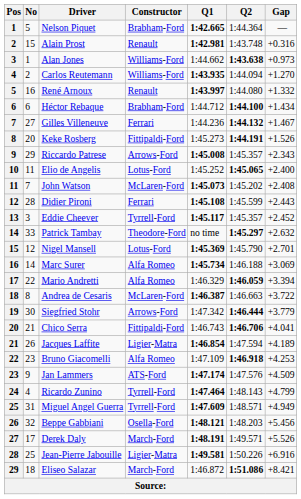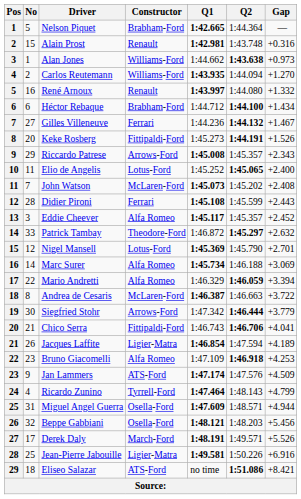(151, 217) Tyrrell-Ford -> (151, 217) Alfa Romeo
(205, 233) no time -> (207, 233) 1:46.872
(151, 407) Tyrrell-Ford -> (151, 407) Osella-Ford
(281, 407) +4.949 -> (281, 407) +4.944
(151, 470) March-Ford -> (147, 470) ATS-Ford
(207, 470) 1:46.872 -> (205, 470) no time
